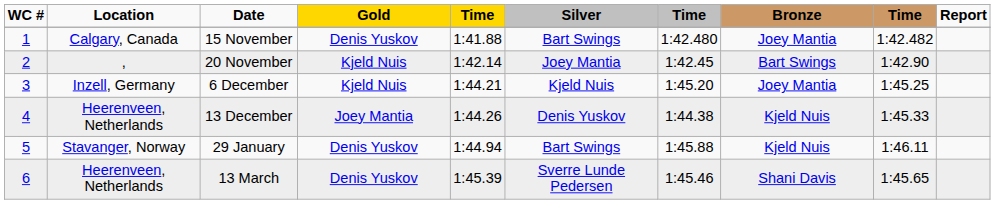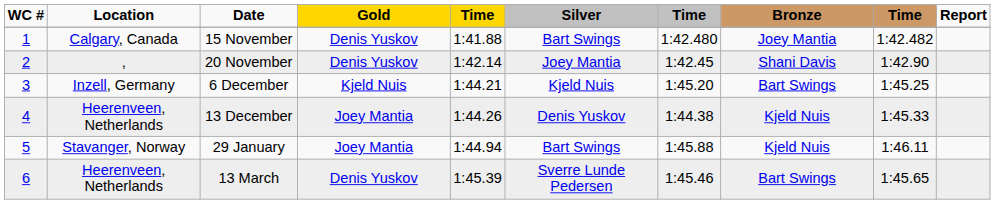(374, 62) Kjeld Nuis -> (374, 62) Denis Yuskov
(797, 62) Bart Swings -> (797, 62) Shani Davis
(797, 85) Joey Mantia -> (797, 85) Bart Swings
(374, 147) Denis Yuskov -> (374, 147) Joey Mantia
(797, 179) Shani Davis -> (797, 179) Bart Swings
